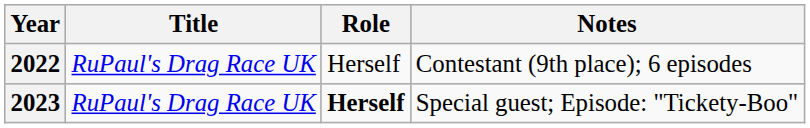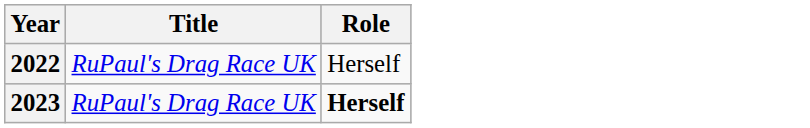- column: (607, 24)
